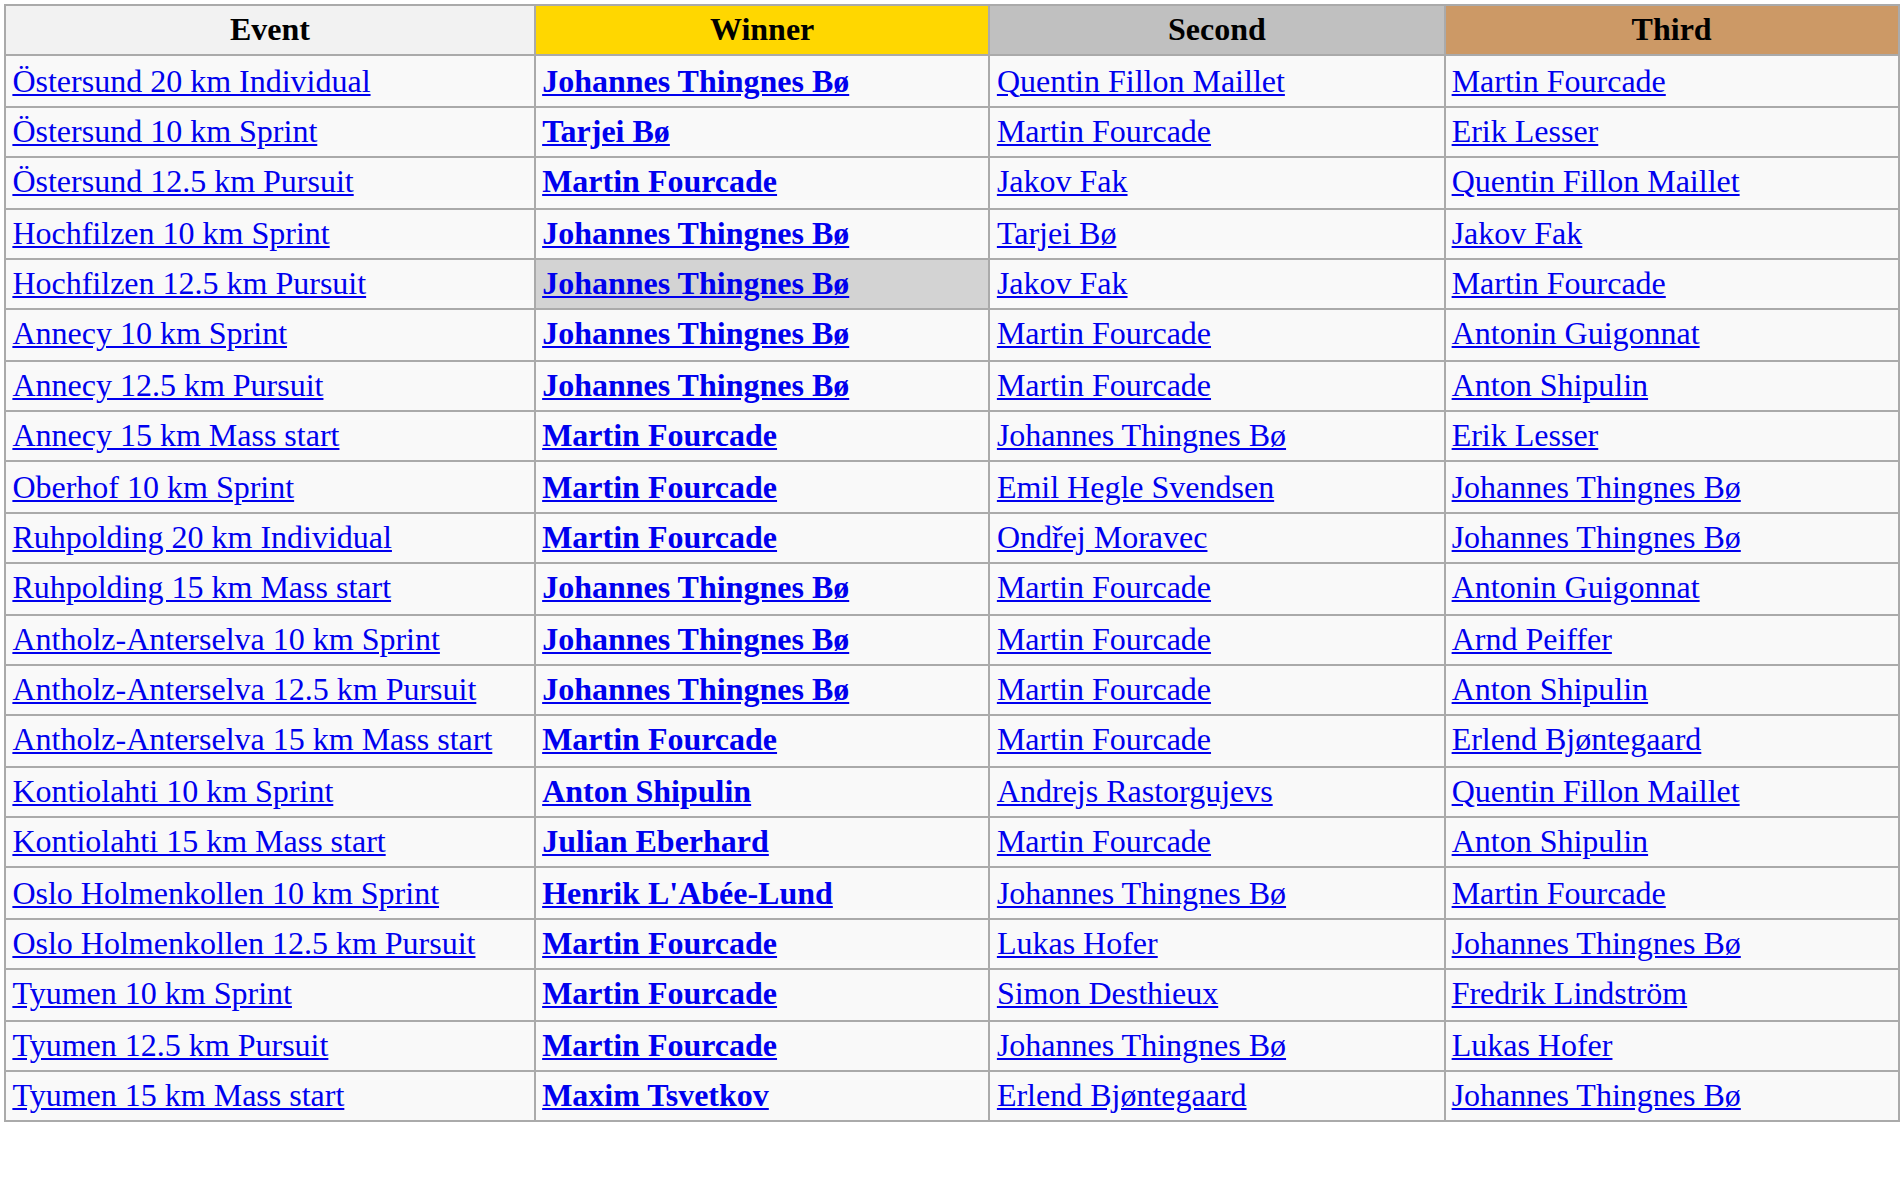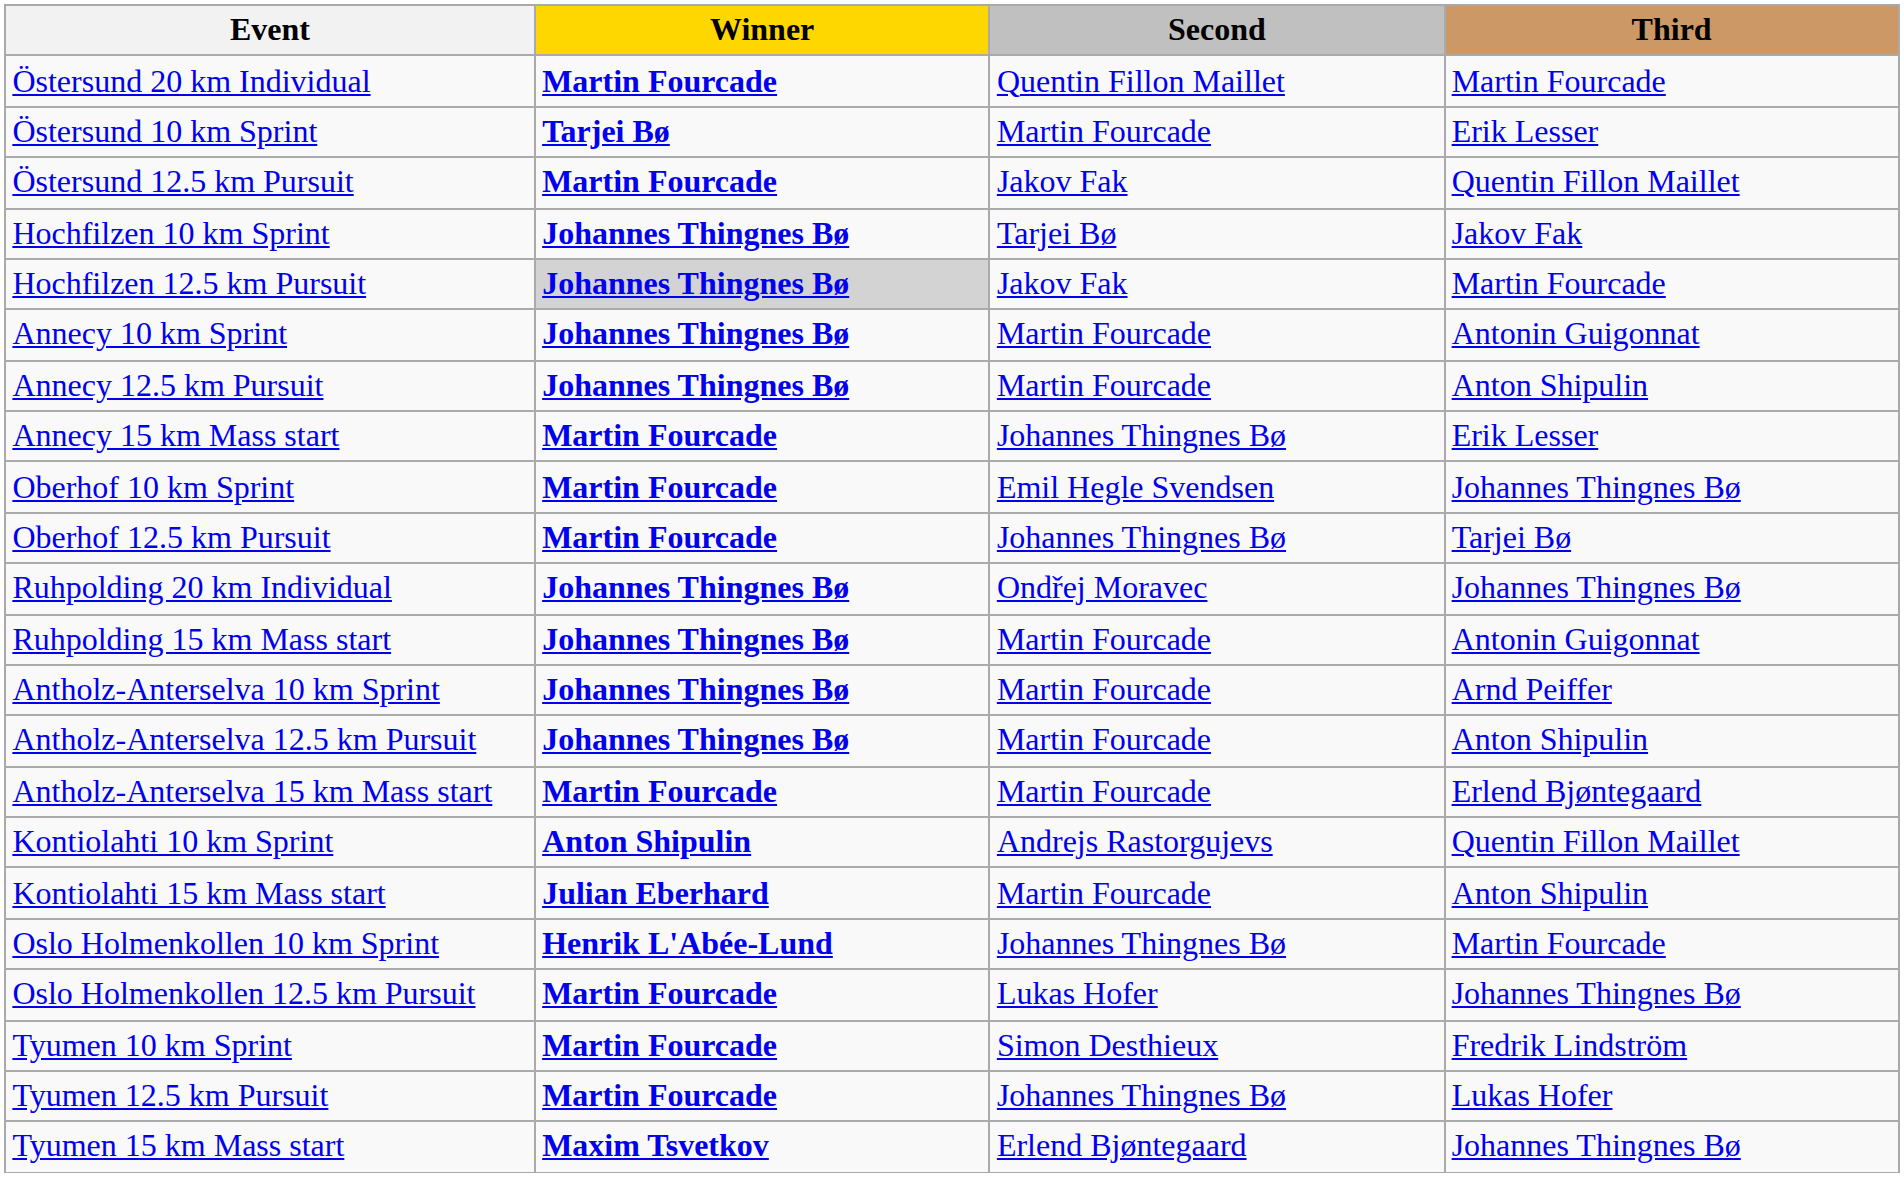(696, 80) Johannes Thingnes Bø -> (660, 80) Martin Fourcade
+ row: (171, 537)
(660, 537) Martin Fourcade -> (696, 588) Johannes Thingnes Bø
